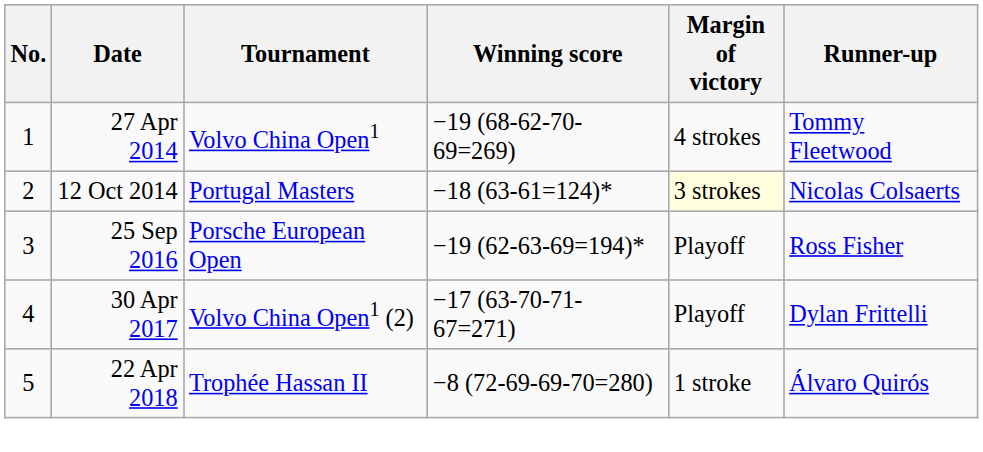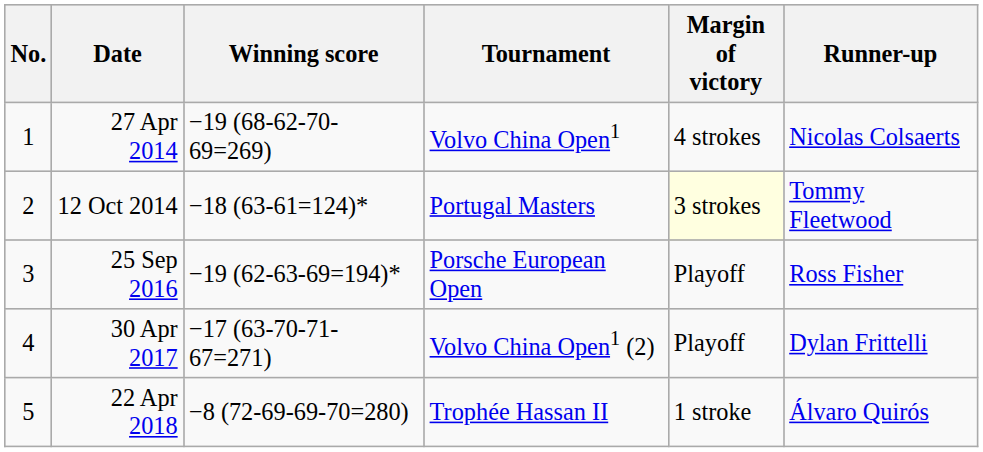columns swapped: (305, 53) <-> (548, 53)
(840, 136) Tommy Fleetwood -> (875, 136) Nicolas Colsaerts
(875, 191) Nicolas Colsaerts -> (840, 205) Tommy Fleetwood
